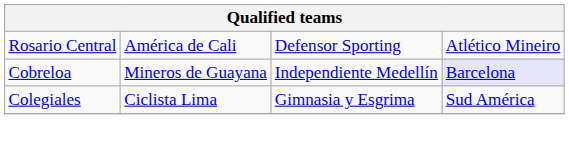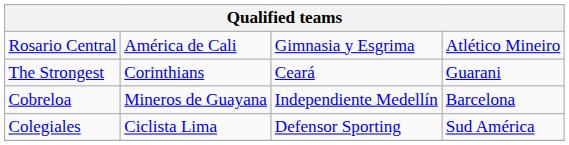(338, 45) Defensor Sporting -> (345, 45) Gimnasia y Esgrima
+ row: (56, 72)
(480, 72) lavender background -> (480, 99) no background
(345, 99) Gimnasia y Esgrima -> (338, 126) Defensor Sporting
